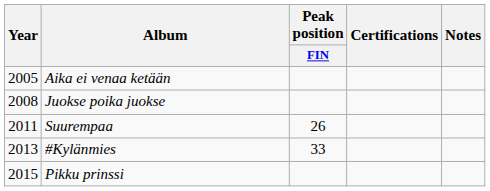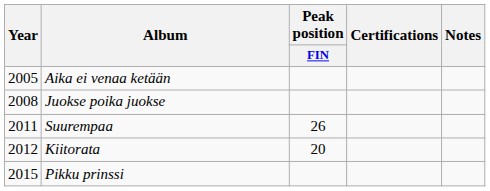+ row: (73, 149)
- row: (80, 149)
